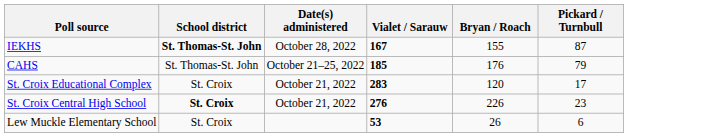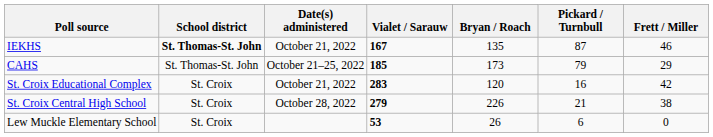+ column: (666, 27)
(316, 46) October 28, 2022 -> (316, 46) October 21, 2022
(495, 46) 155 -> (495, 46) 135
(495, 65) 176 -> (495, 65) 173
(581, 84) 17 -> (581, 84) 16
(212, 103) bold -> (212, 103) normal
(316, 103) October 21, 2022 -> (316, 103) October 28, 2022
(378, 103) 276 -> (378, 103) 279
(581, 103) 23 -> (581, 103) 21
